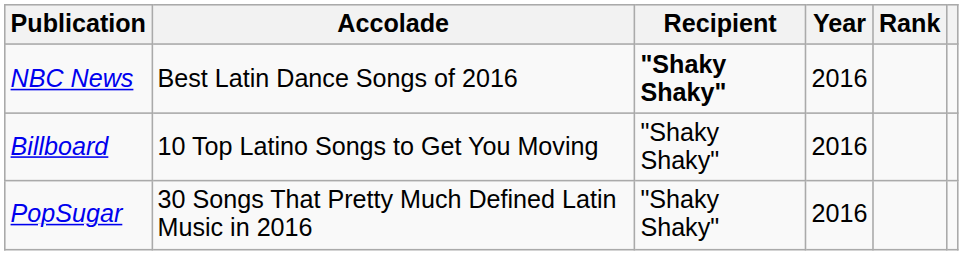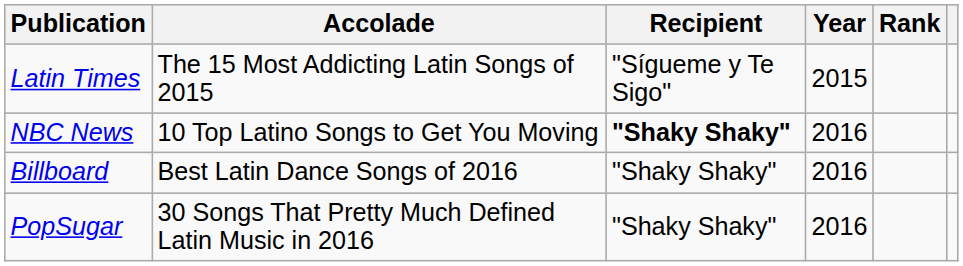+ row: (75, 78)
(338, 78) Best Latin Dance Songs of 2016 -> (378, 132) 10 Top Latino Songs to Get You Moving
(378, 146) 10 Top Latino Songs to Get You Moving -> (338, 172) Best Latin Dance Songs of 2016
